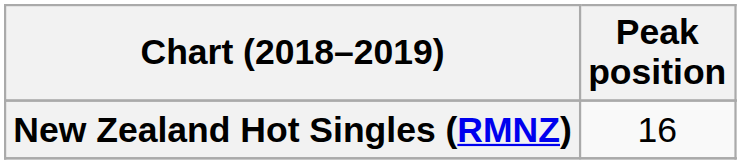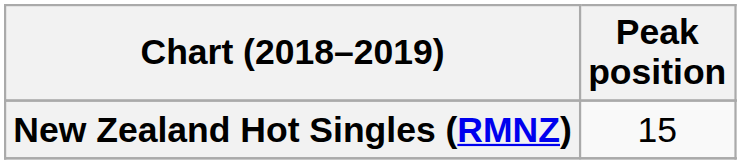(657, 128) 16 -> (657, 128) 15
